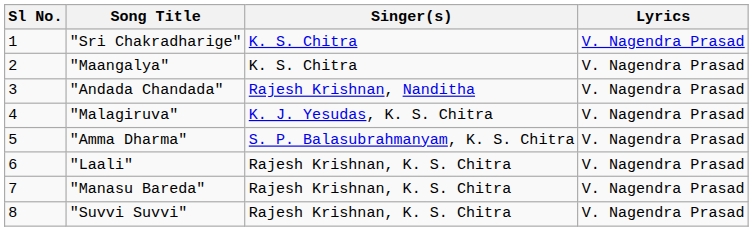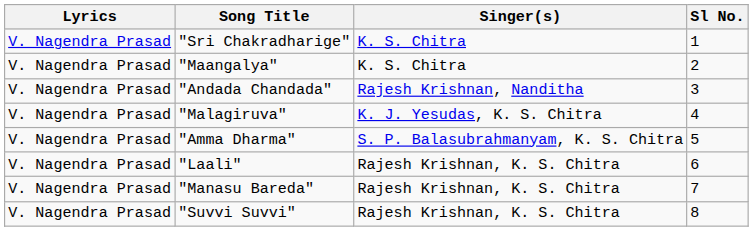columns swapped: (35, 17) <-> (663, 17)
